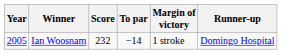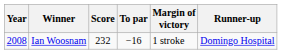(17, 41) 2005 -> (17, 41) 2008
(134, 41) −14 -> (134, 41) −16
